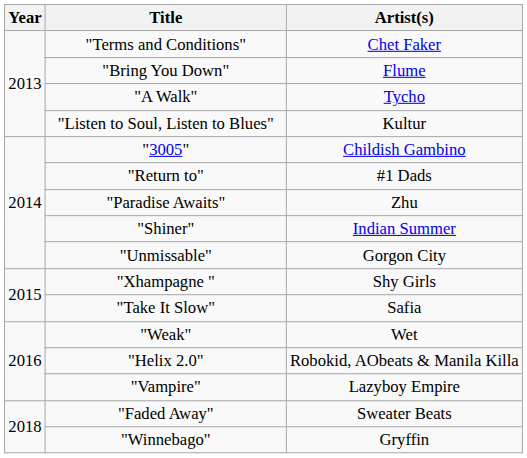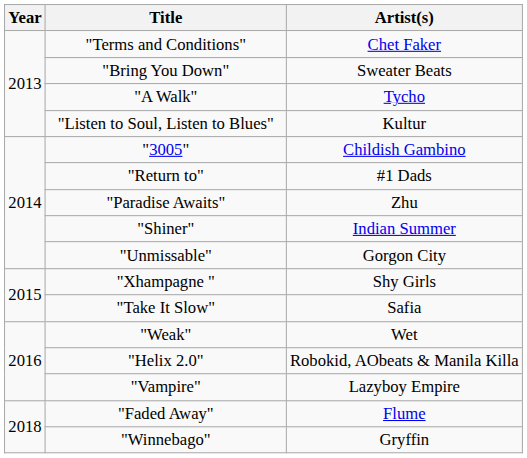(404, 70) Flume -> (404, 70) Sweater Beats
(404, 413) Sweater Beats -> (404, 413) Flume
